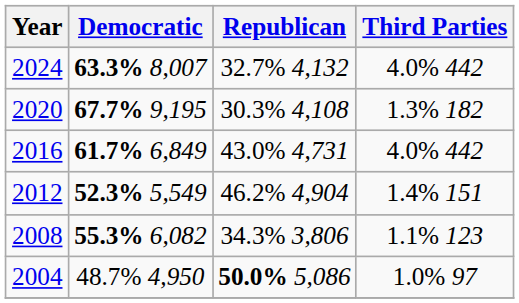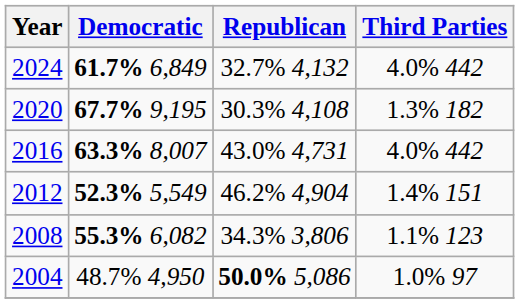(140, 68) 63.3% 8,007 -> (140, 68) 61.7% 6,849
(140, 151) 61.7% 6,849 -> (140, 151) 63.3% 8,007
